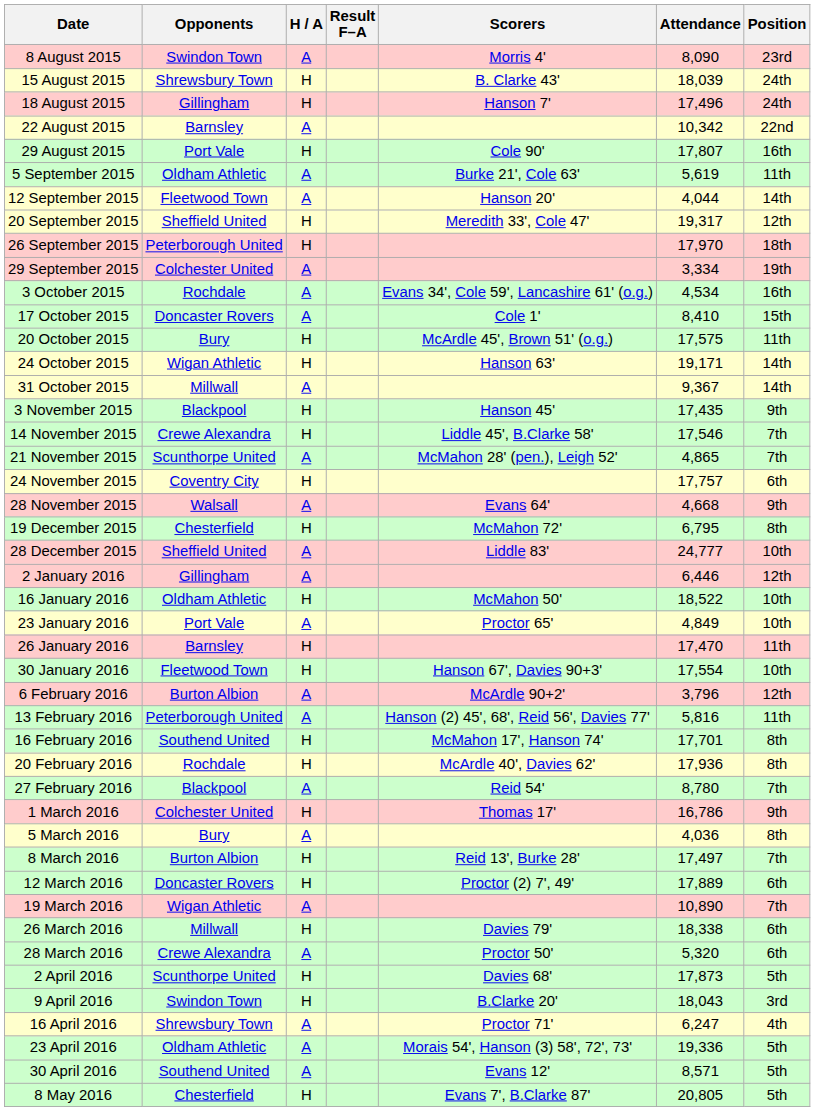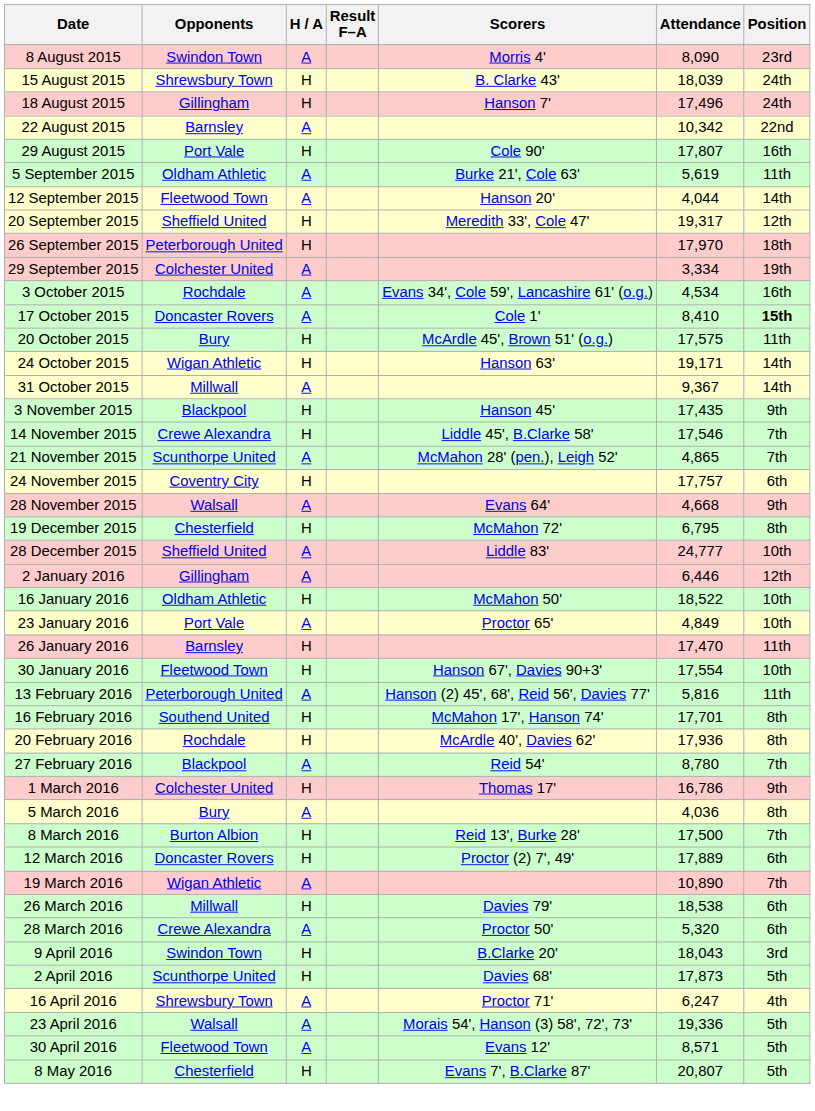(777, 316) normal -> (777, 316) bold
- row: (73, 693)
(700, 858) 17,497 -> (700, 835) 17,500
(700, 929) 18,338 -> (700, 906) 18,538
rows swapped: (73, 976) <-> (73, 1000)
(214, 1047) Oldham Athletic -> (214, 1024) Walsall
(214, 1071) Southend United -> (214, 1047) Fleetwood Town
(700, 1094) 20,805 -> (700, 1071) 20,807
